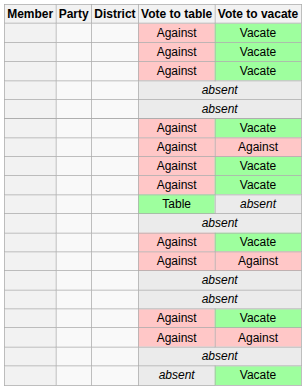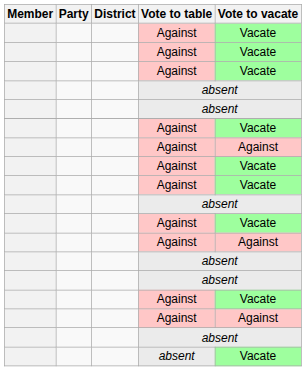- row: (30, 204)
